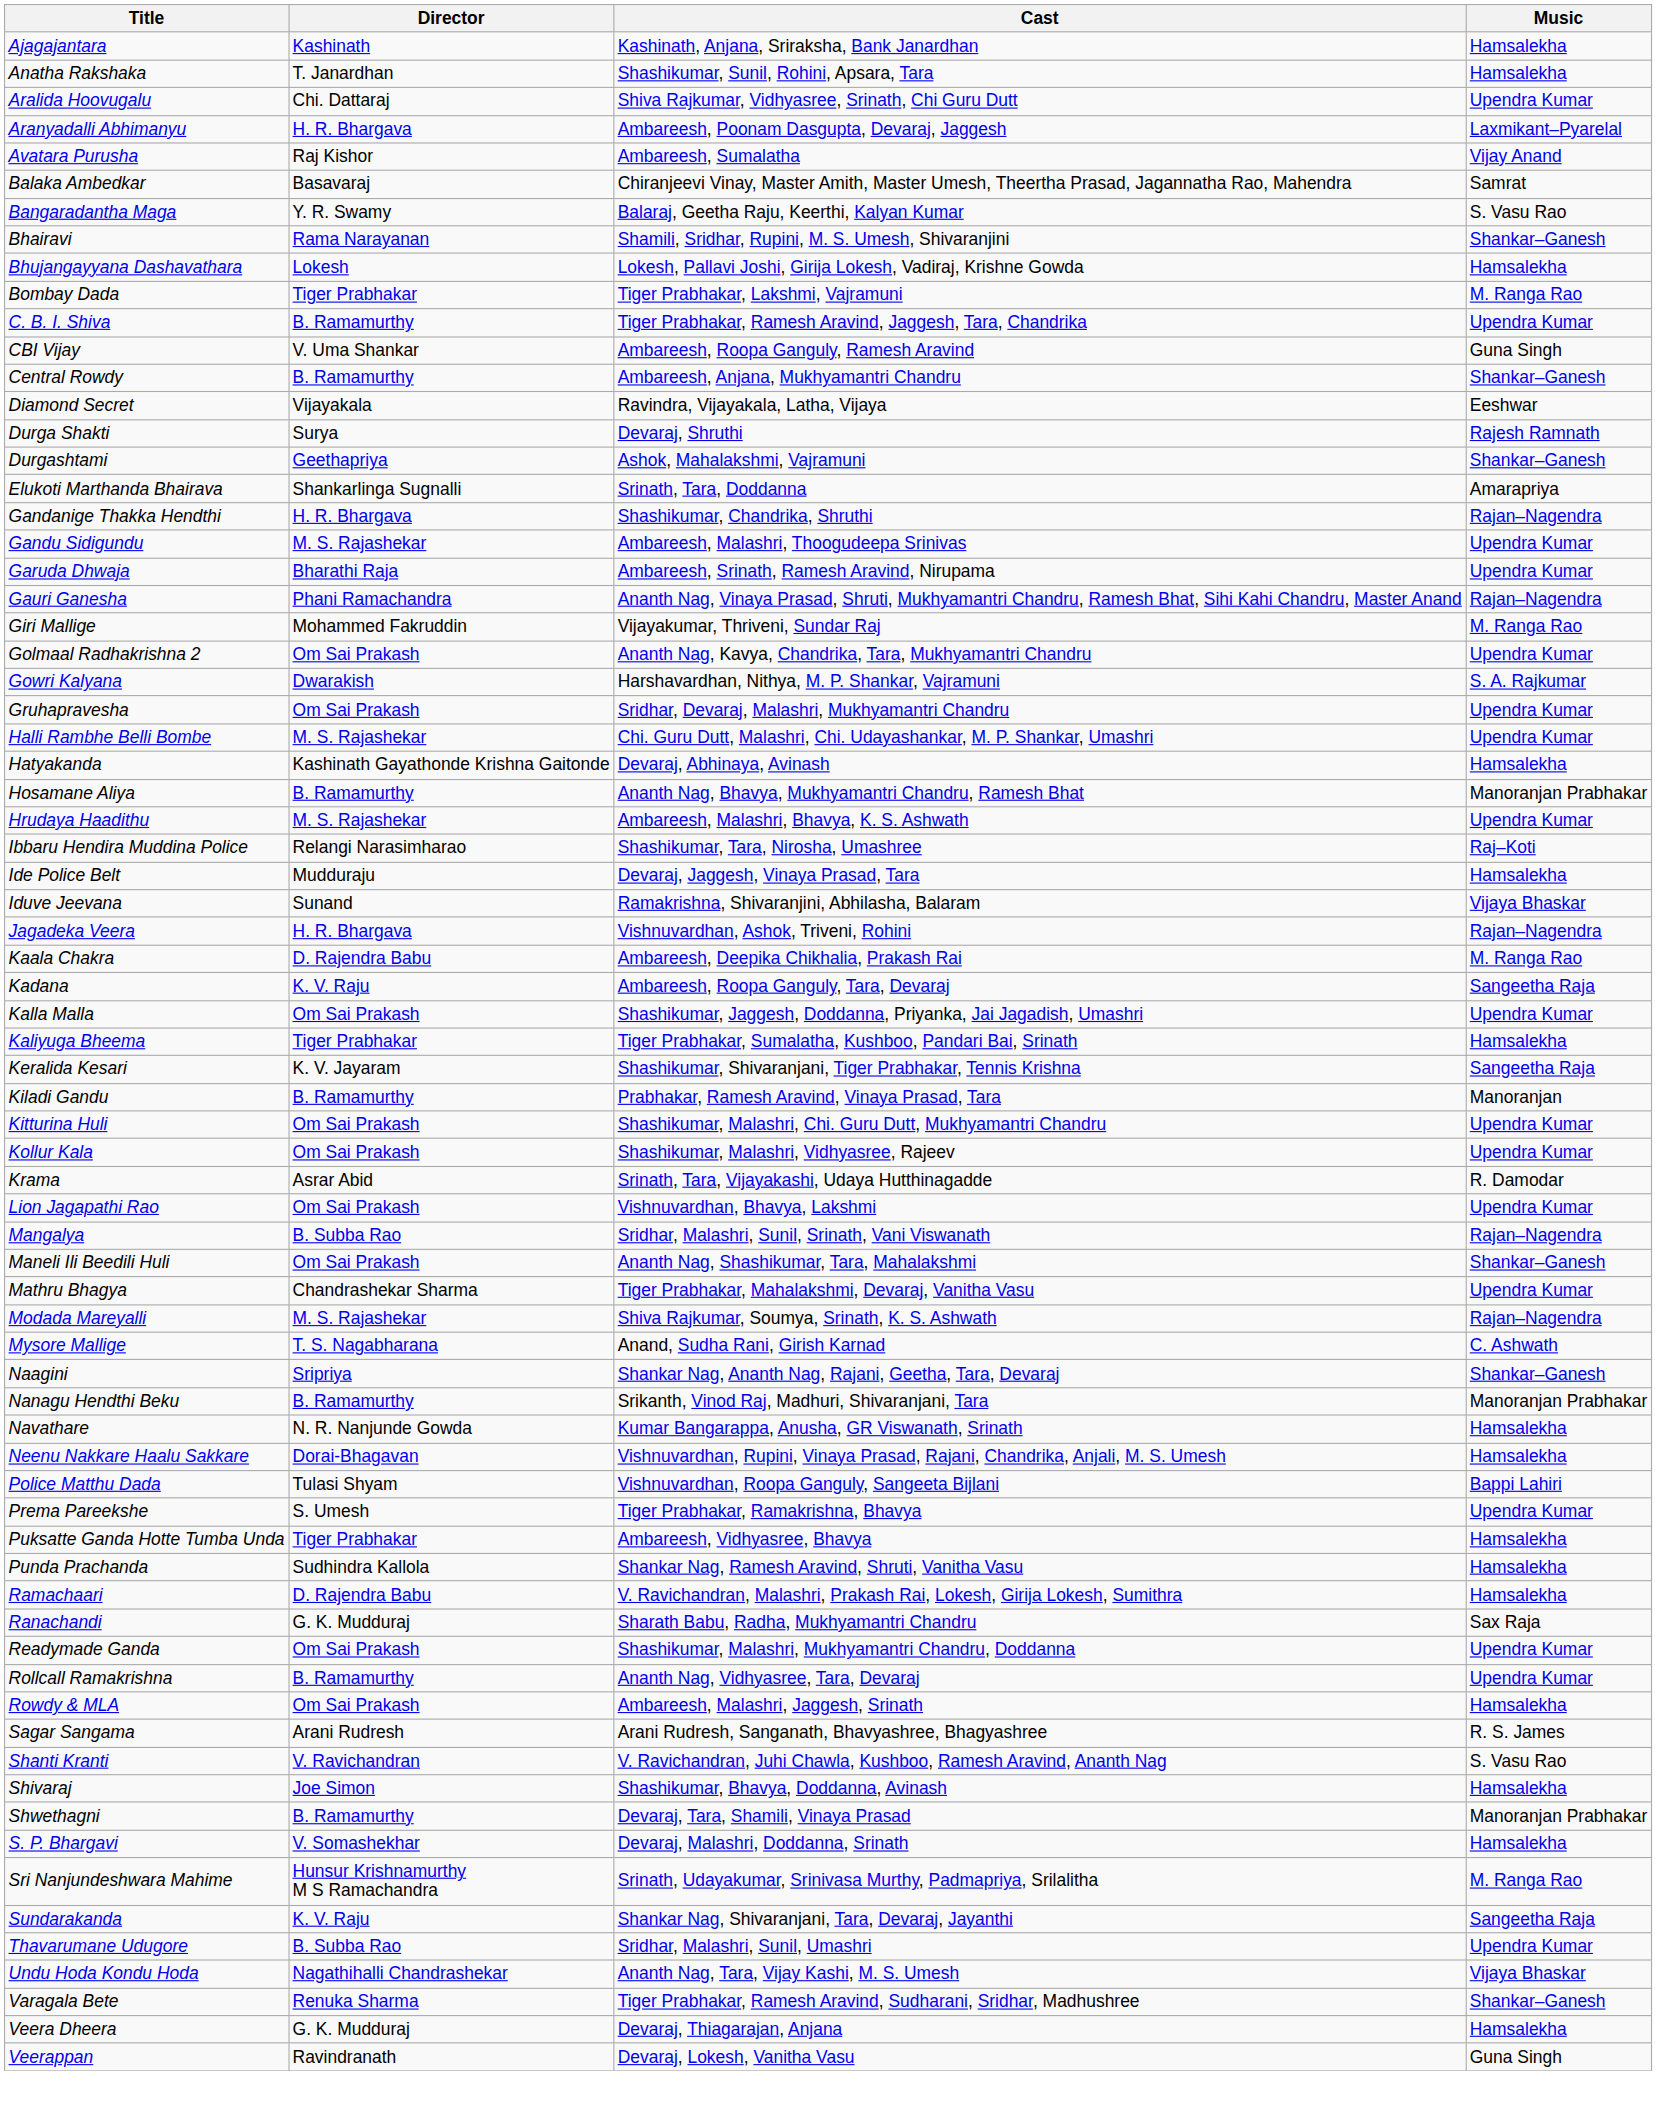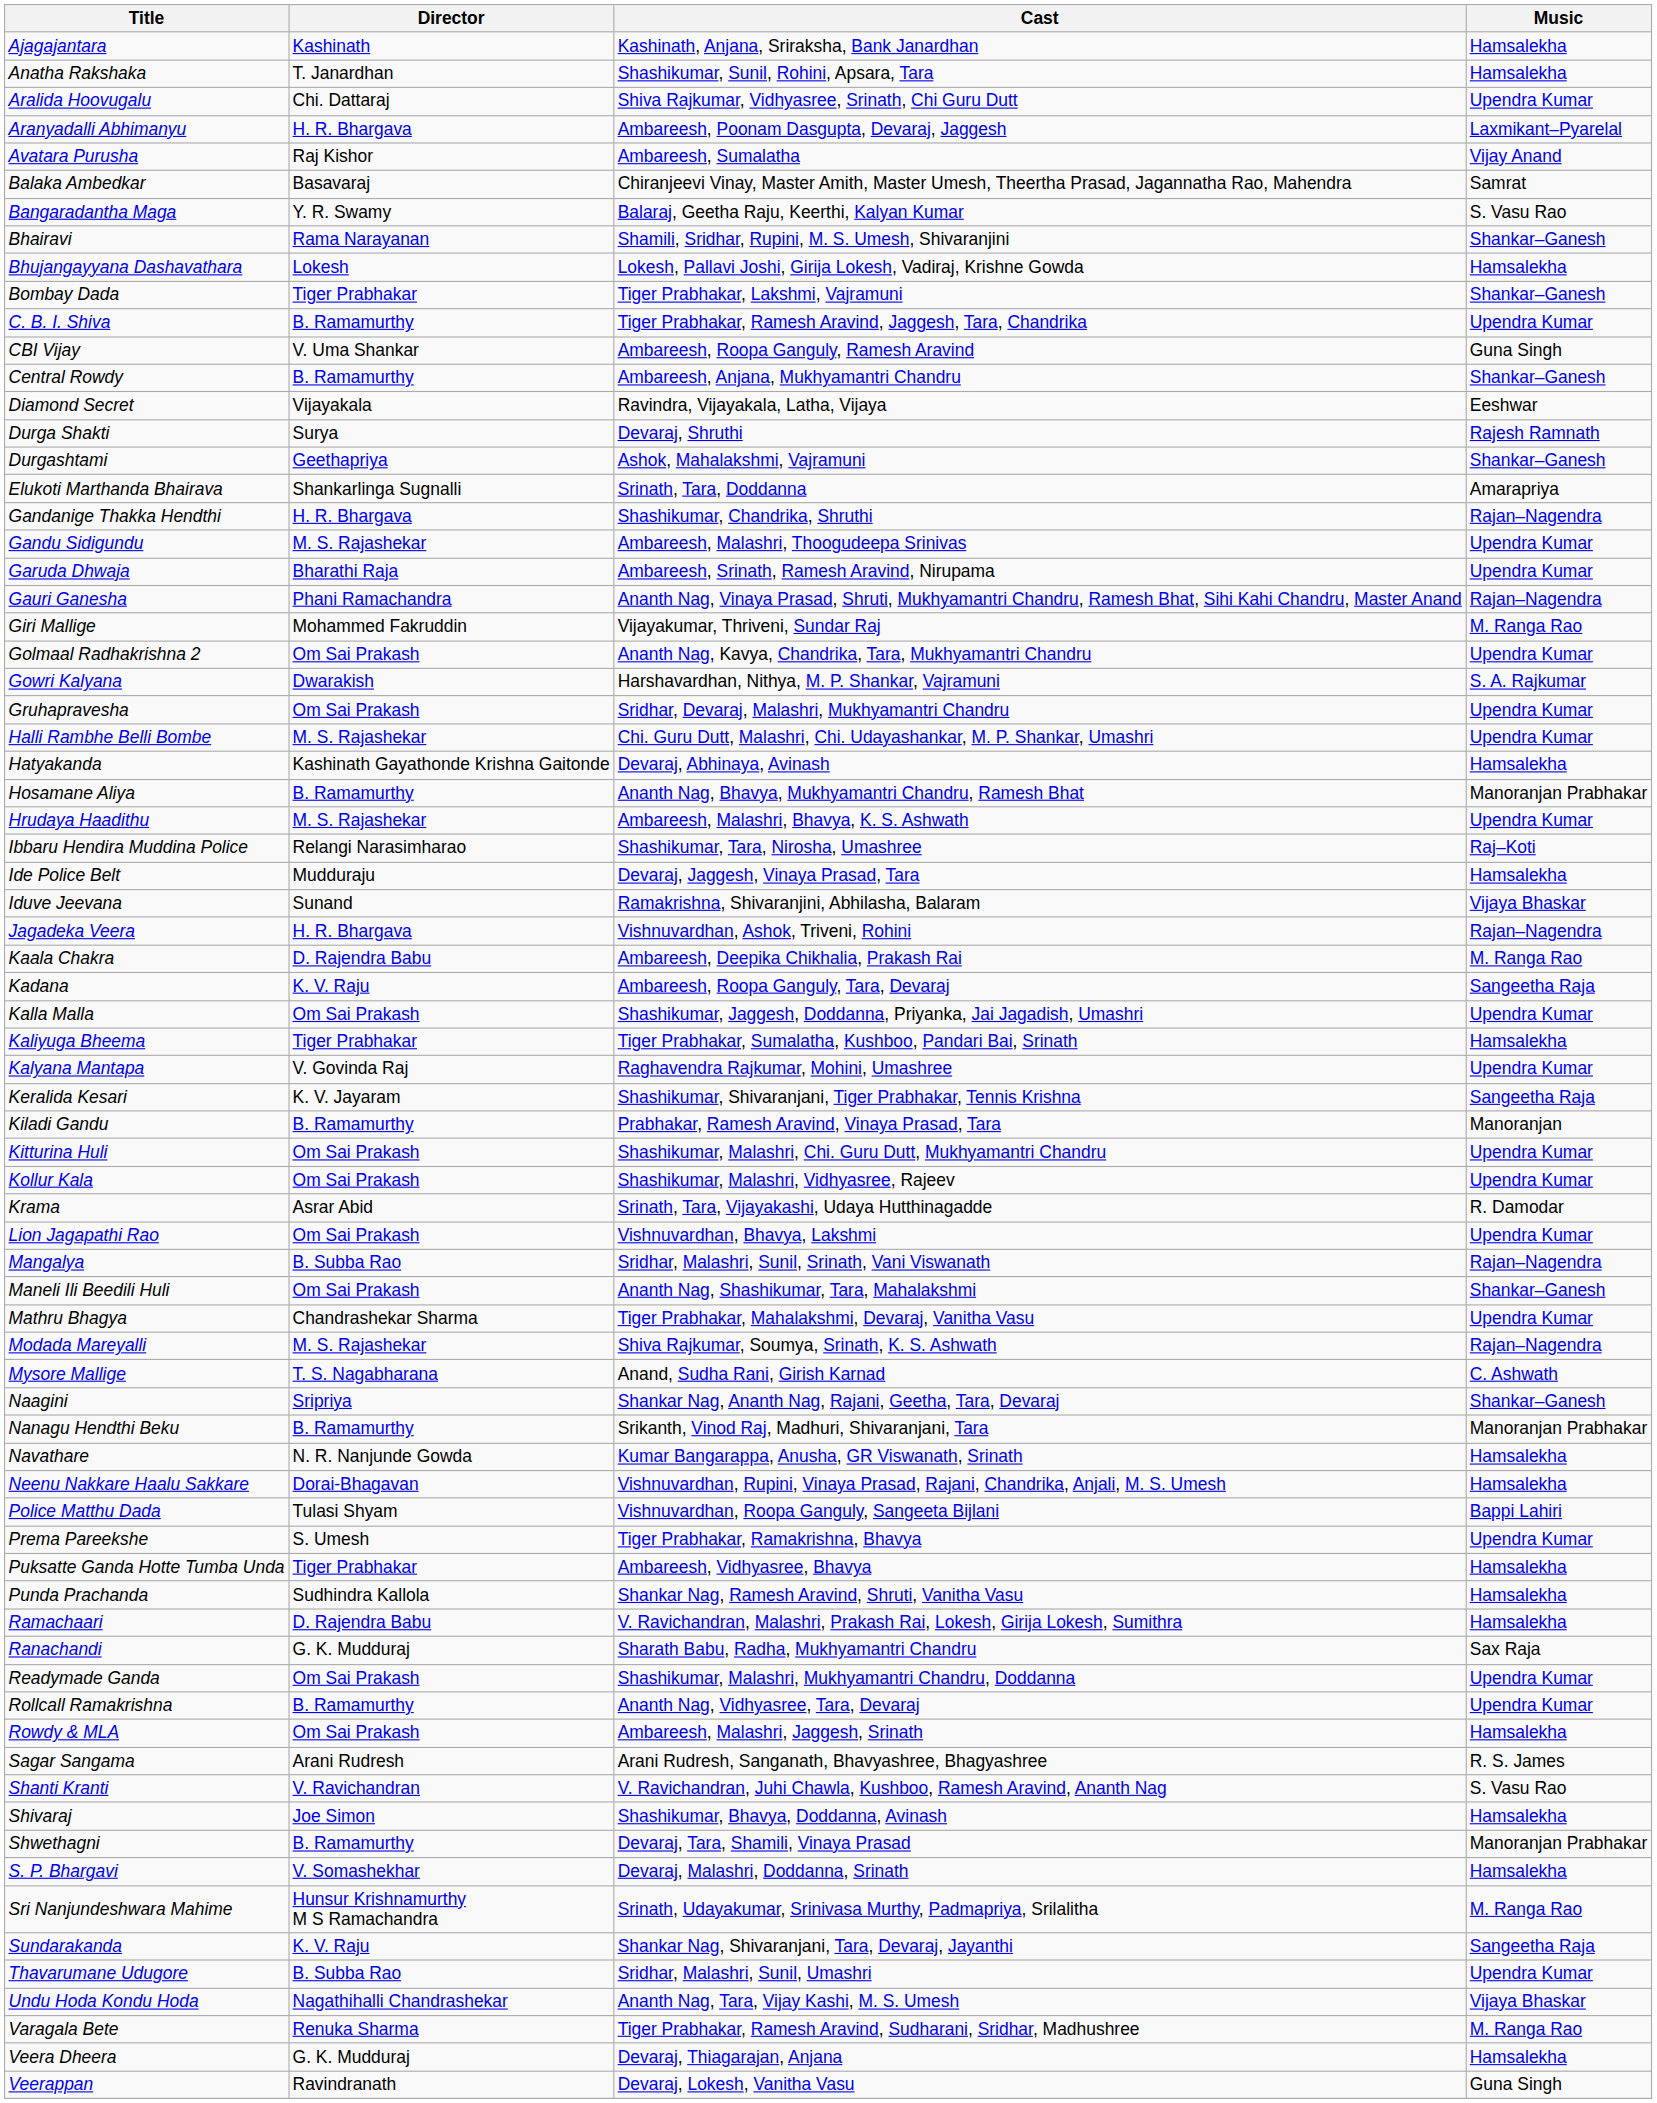(1526, 294) M. Ranga Rao -> (1538, 294) Shankar–Ganesh
+ row: (76, 1069)
(1538, 2001) Shankar–Ganesh -> (1526, 2029) M. Ranga Rao
